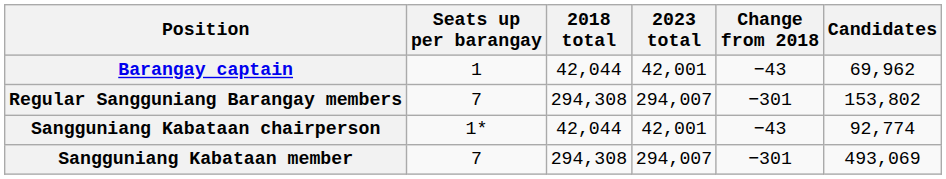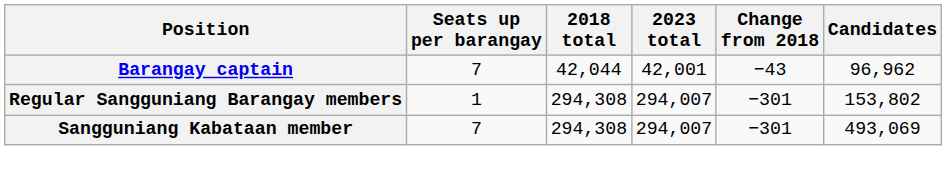(476, 70) 1 -> (476, 70) 7
(882, 70) 69,962 -> (882, 70) 96,962
(476, 100) 7 -> (476, 100) 1
- row: (206, 130)
